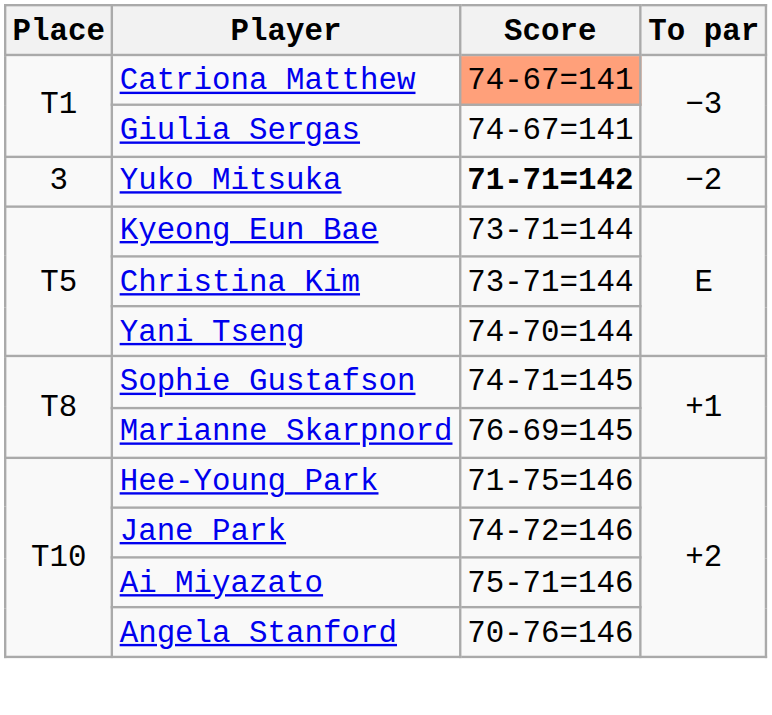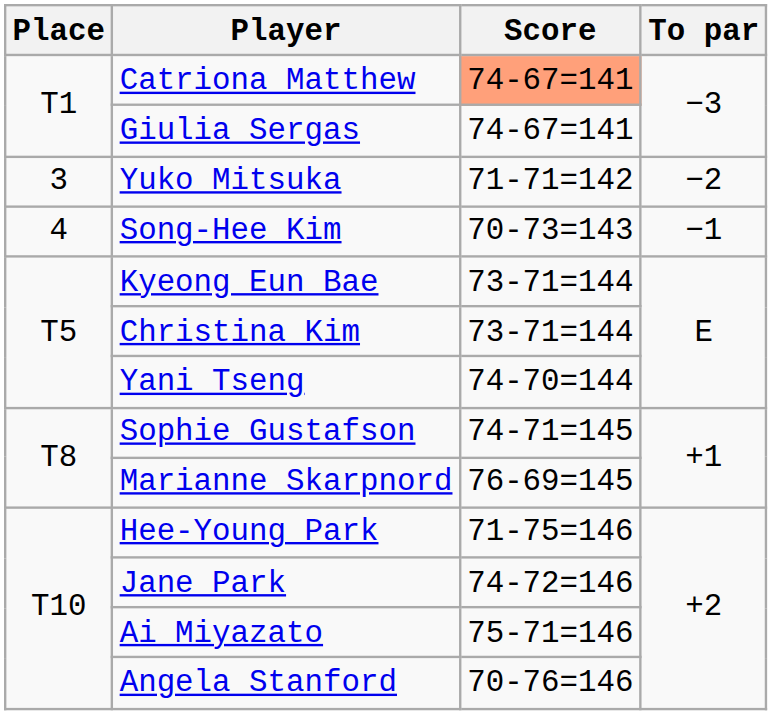(550, 181) bold -> (550, 181) normal
+ row: (231, 231)
